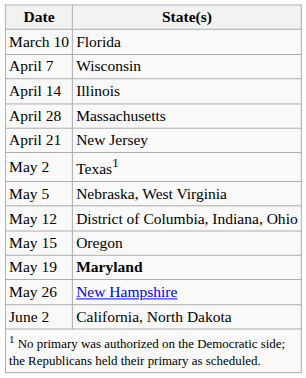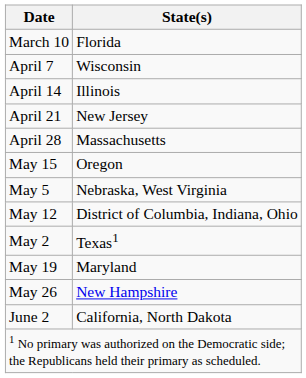rows swapped: (35, 140) <-> (35, 115)
rows swapped: (29, 167) <-> (33, 243)
(109, 267) bold -> (106, 267) normal
